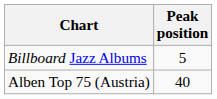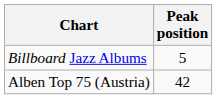(183, 81) 40 -> (183, 81) 42
